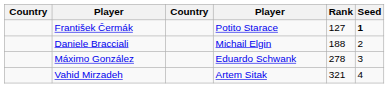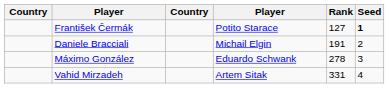(337, 43) 188 -> (337, 43) 191
(337, 75) 321 -> (337, 75) 331
